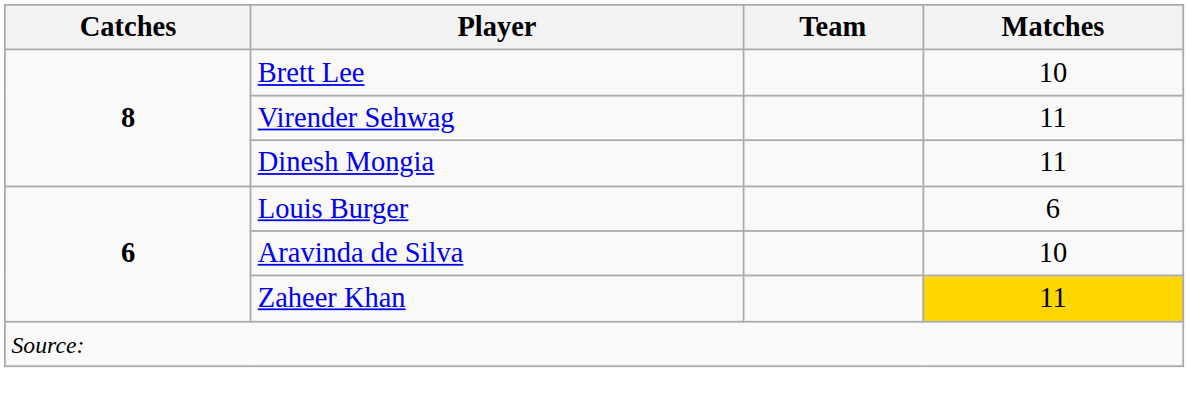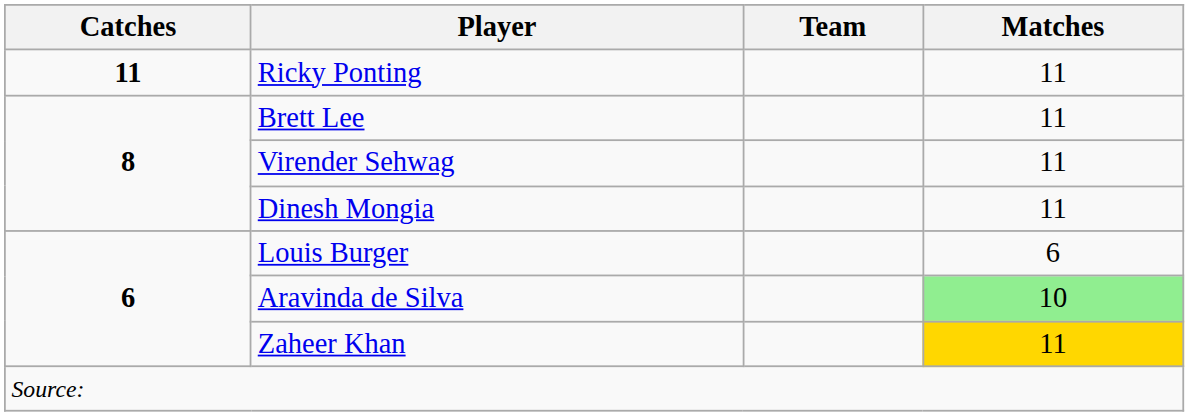+ row: (340, 72)
(1053, 72) 10 -> (1053, 117) 11
(1053, 252) no background -> (1053, 298) lightgreen background
